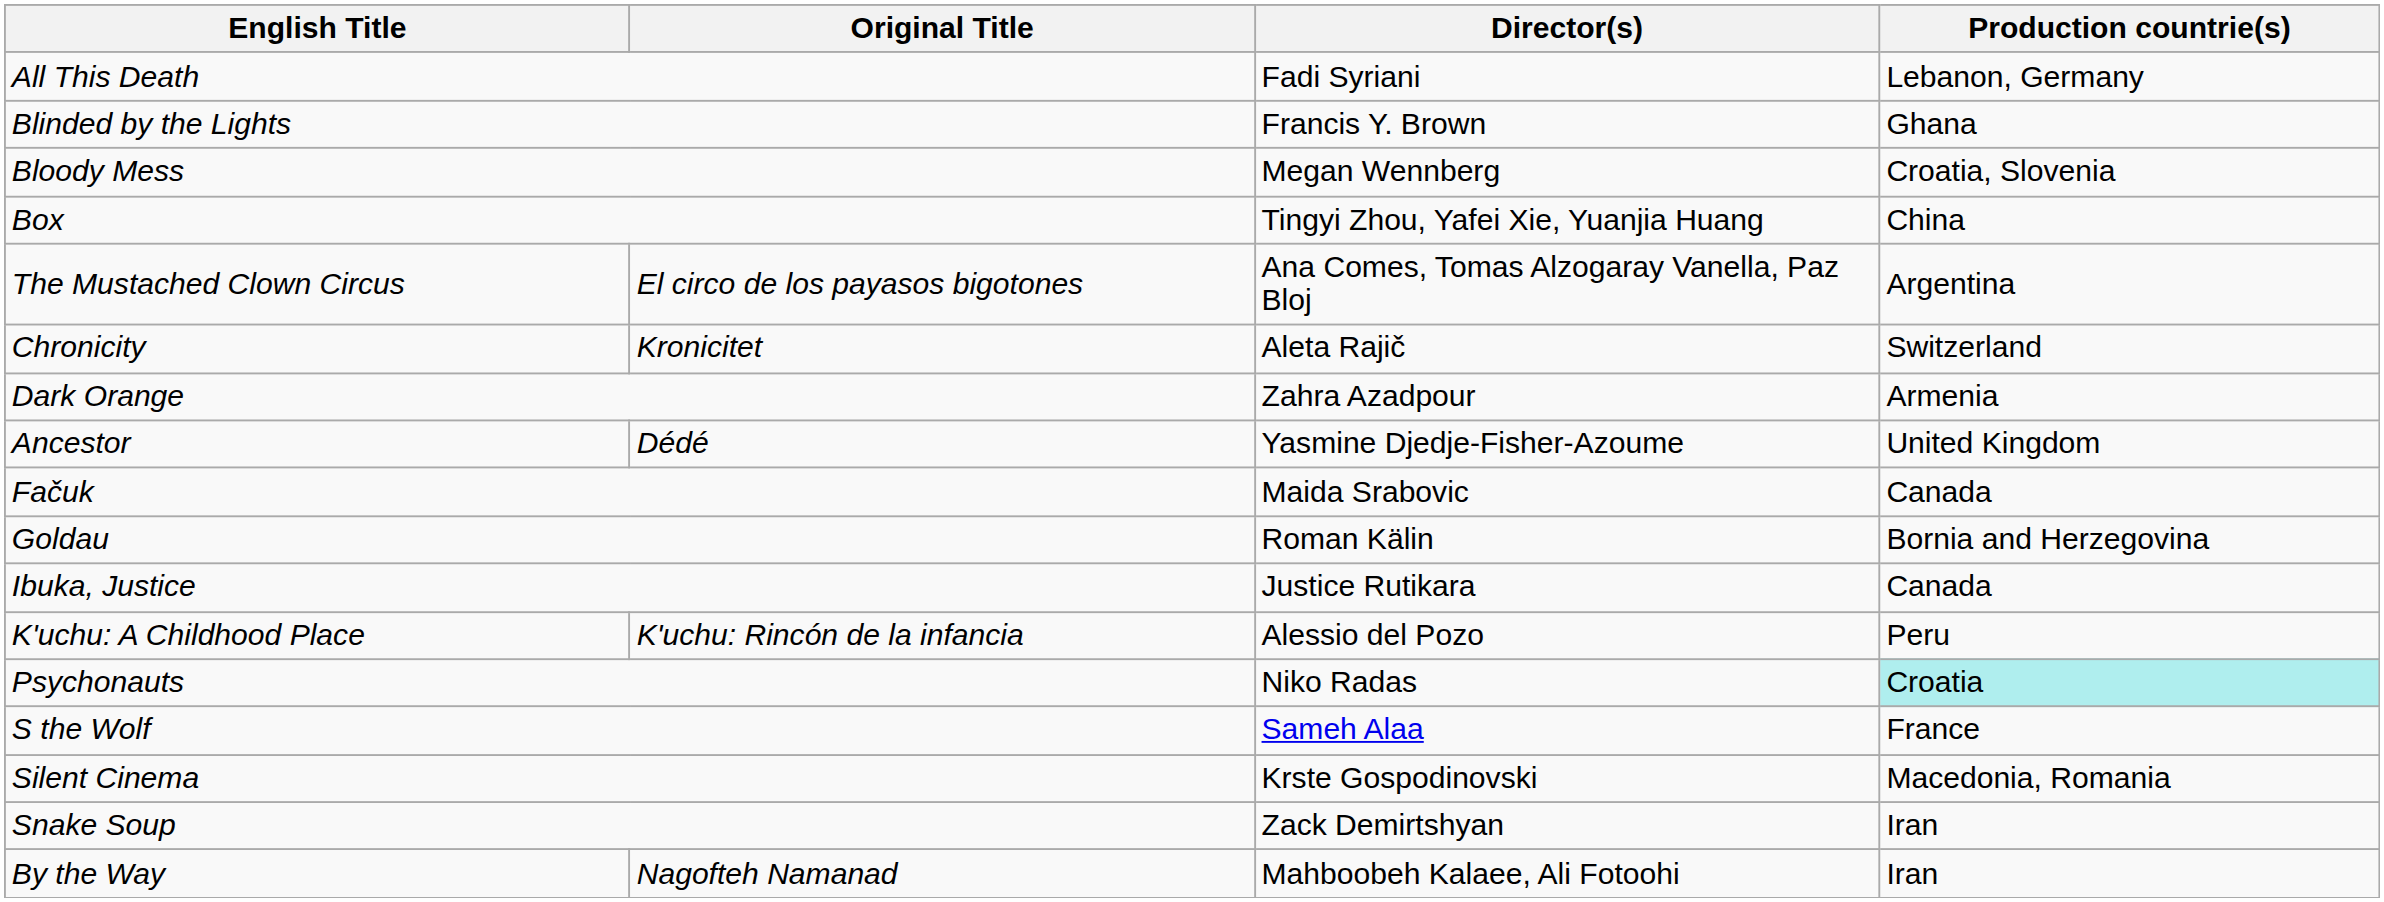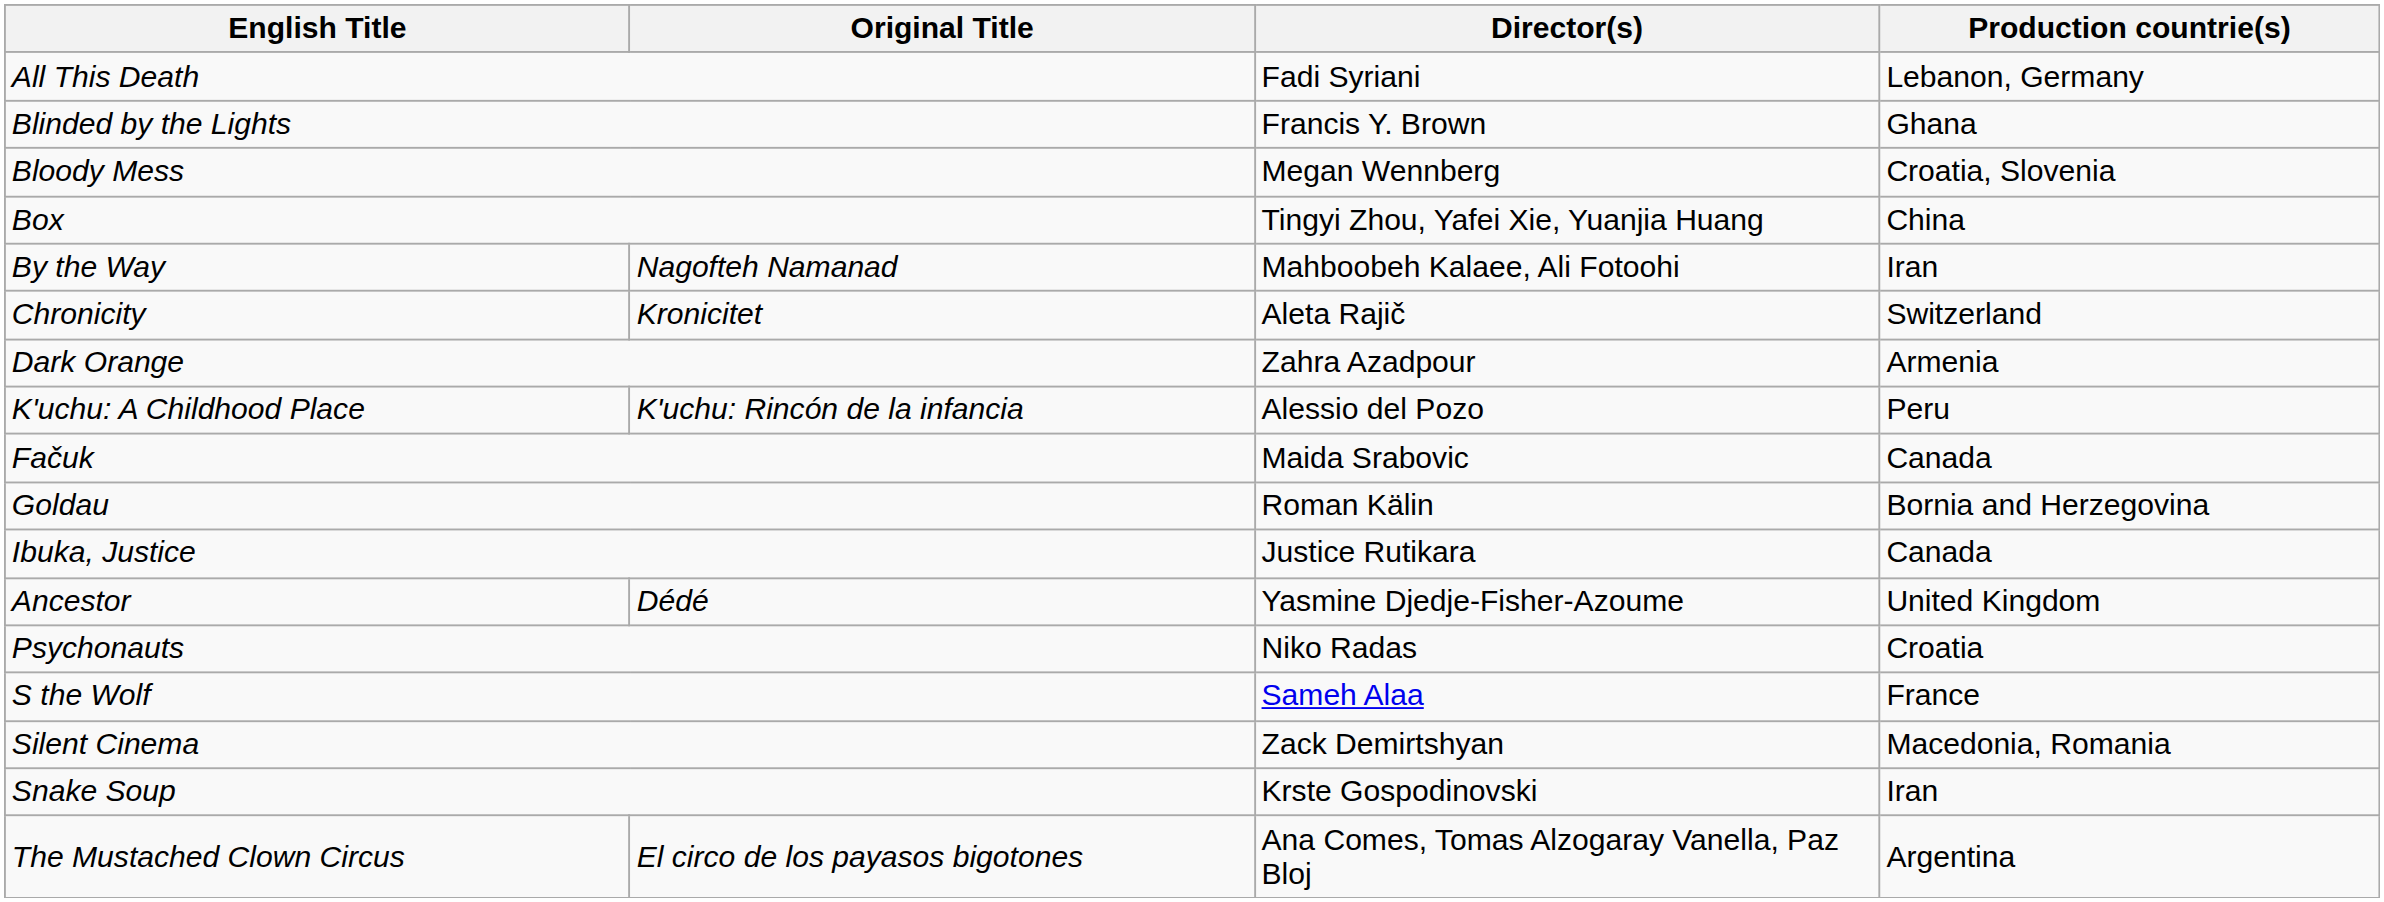rows swapped: (88, 873) <-> (208, 283)
rows swapped: (71, 443) <-> (188, 634)
(1935, 682) paleturquoise background -> (1935, 648) no background
(1399, 777) Krste Gospodinovski -> (1383, 743) Zack Demirtshyan
(1383, 825) Zack Demirtshyan -> (1399, 791) Krste Gospodinovski
